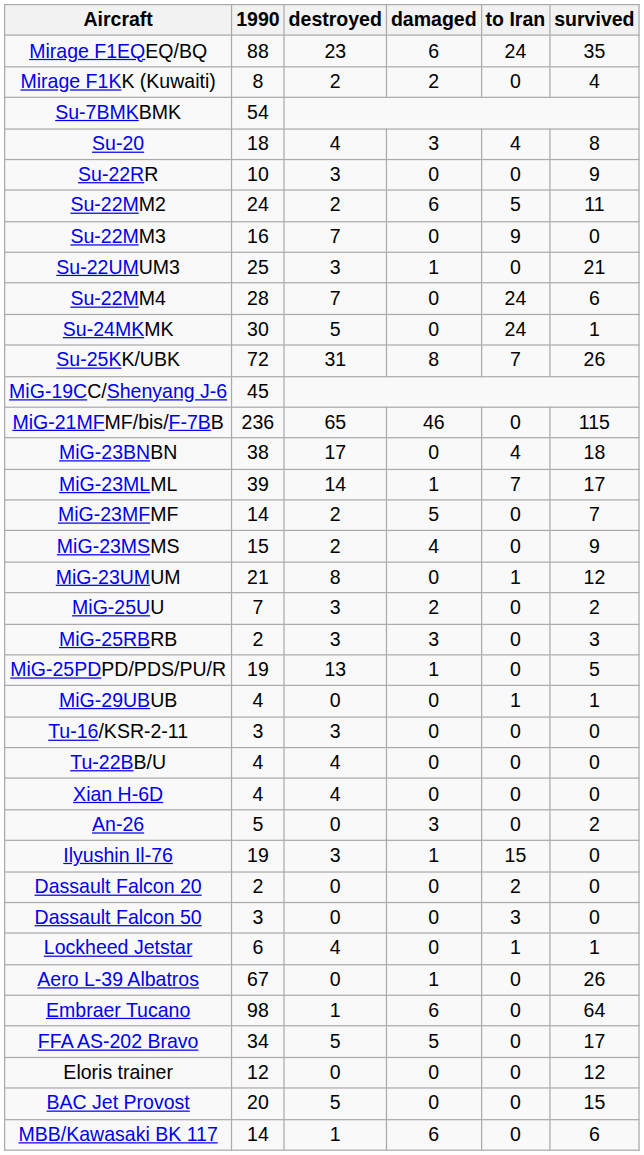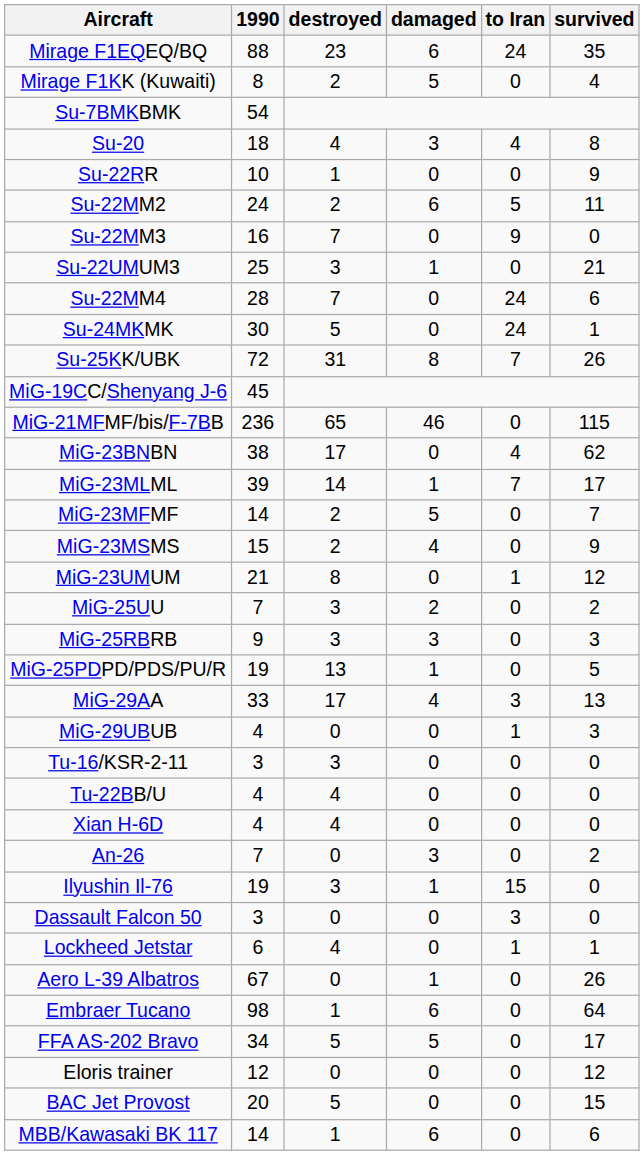(434, 81) 2 -> (434, 81) 5
(335, 174) 3 -> (335, 174) 1
(594, 453) 18 -> (594, 453) 62
(258, 639) 2 -> (258, 639) 9
+ row: (118, 701)
(594, 701) 1 -> (594, 732) 3
(258, 824) 5 -> (258, 855) 7
- row: (118, 886)
